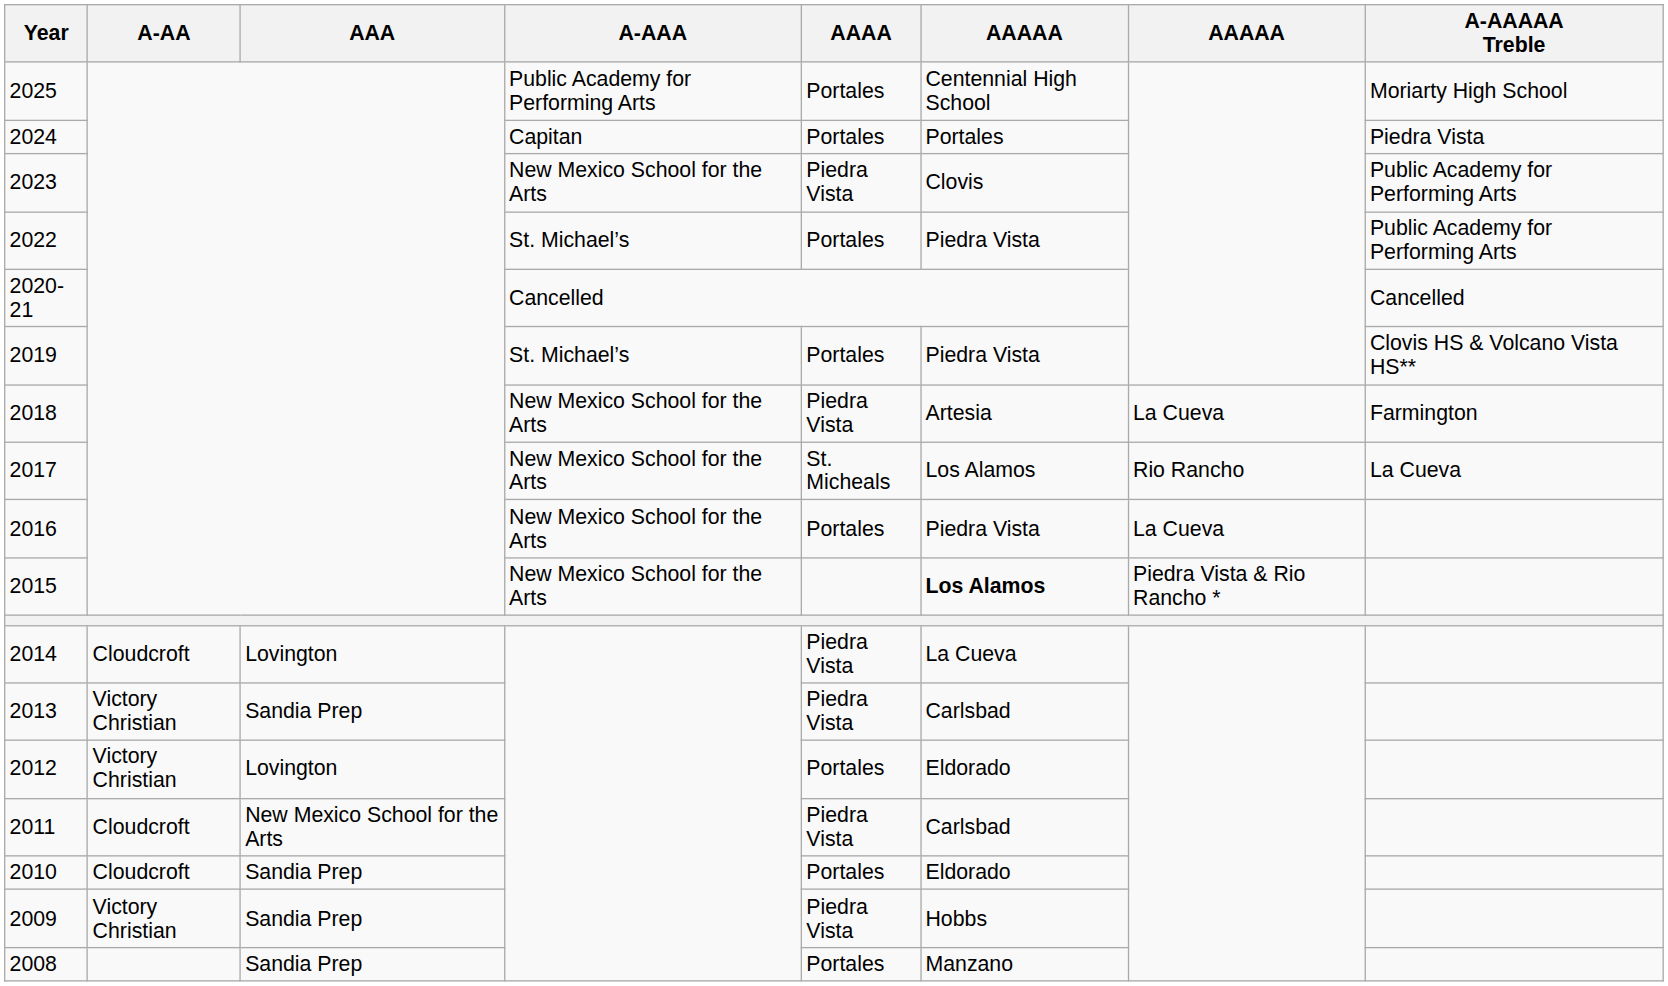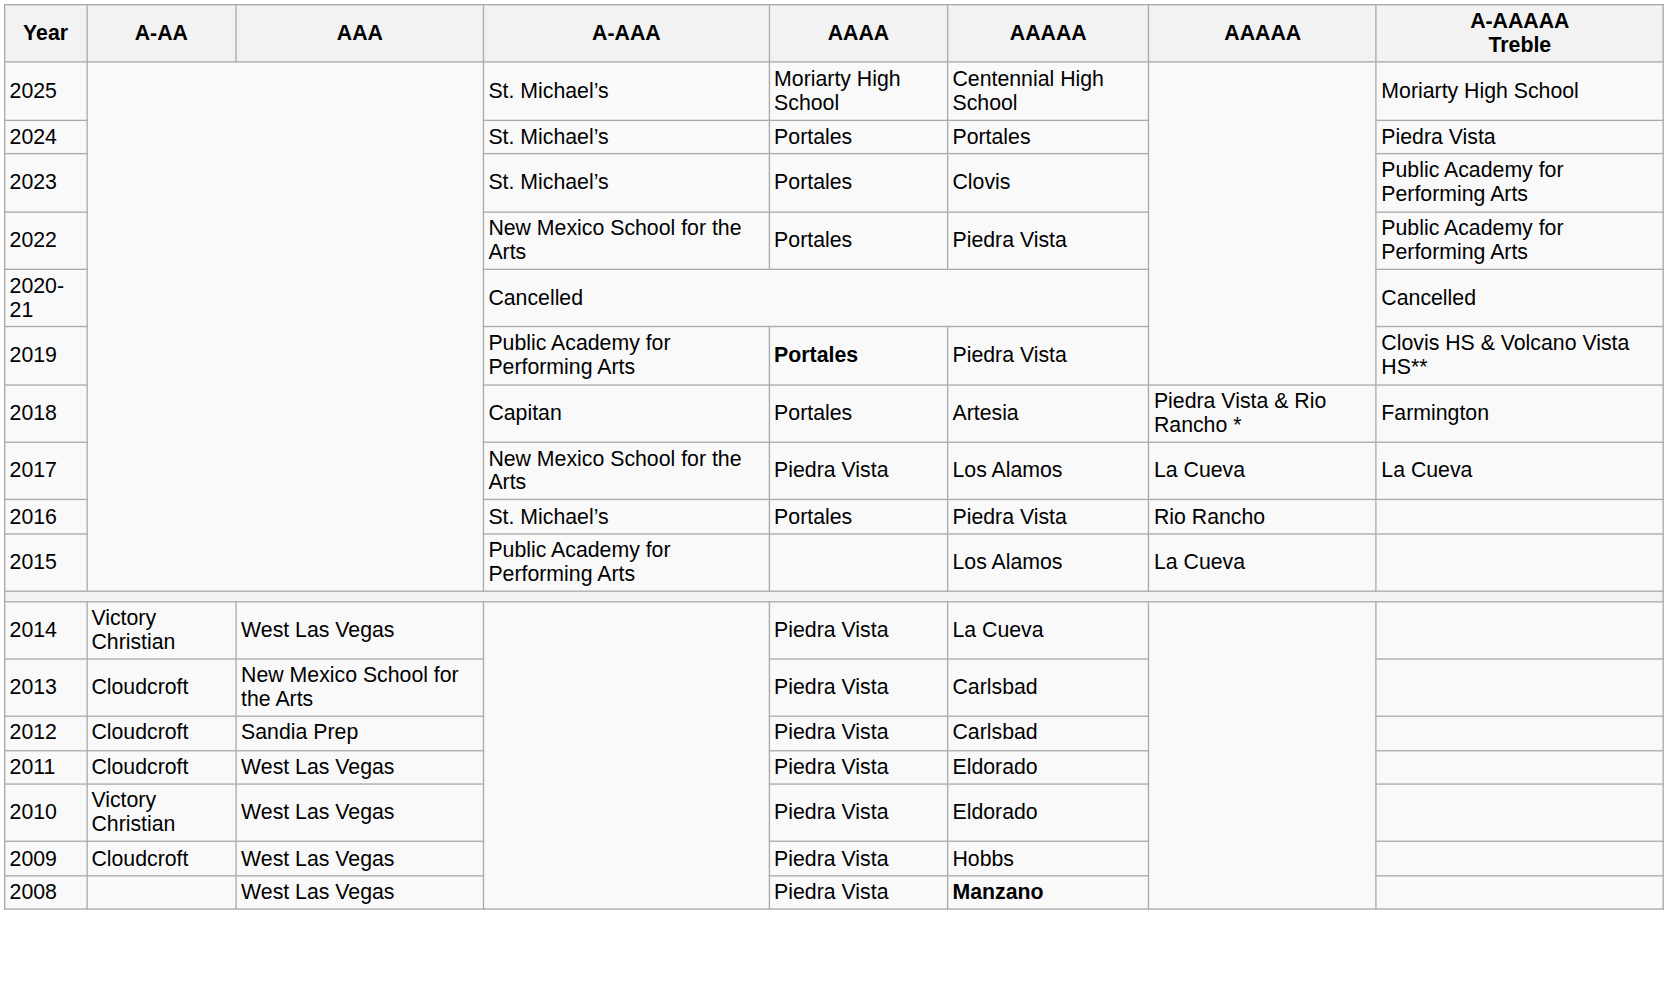(600, 91) Public Academy for Performing Arts -> (549, 91) St. Michael’s
(845, 91) Portales -> (837, 91) Moriarty High School
(546, 136) Capitan -> (549, 136) St. Michael’s
(636, 182) New Mexico School for the Arts -> (549, 182) St. Michael’s
(837, 182) Piedra Vista -> (813, 182) Portales
(569, 240) St. Michael’s -> (615, 240) New Mexico School for the Arts
(569, 355) St. Michael’s -> (579, 355) Public Academy for Performing Arts
(845, 355) normal -> (816, 355) bold
(636, 413) New Mexico School for the Arts -> (525, 413) Capitan
(837, 413) Piedra Vista -> (813, 413) Portales
(1179, 413) La Cueva -> (1240, 413) Piedra Vista & Rio Rancho *
(848, 470) St. Micheals -> (831, 470) Piedra Vista
(1189, 470) Rio Rancho -> (1199, 470) La Cueva
(636, 528) New Mexico School for the Arts -> (549, 516) St. Michael’s
(1179, 528) La Cueva -> (1210, 516) Rio Rancho
(636, 586) New Mexico School for the Arts -> (579, 562) Public Academy for Performing Arts
(985, 586) bold -> (1007, 562) normal
(1219, 586) Piedra Vista & Rio Rancho * -> (1199, 562) La Cueva
(141, 653) Cloudcroft -> (133, 629) Victory Christian
(291, 653) Lovington -> (318, 629) West Las Vegas
(135, 711) Victory Christian -> (140, 687) Cloudcroft
(304, 711) Sandia Prep -> (350, 687) New Mexico School for the Arts
(135, 769) Victory Christian -> (140, 733) Cloudcroft
(291, 769) Lovington -> (300, 733) Sandia Prep
(845, 769) Portales -> (831, 733) Piedra Vista
(968, 769) Eldorado -> (995, 733) Carlsbad
(372, 826) New Mexico School for the Arts -> (318, 767) West Las Vegas
(968, 826) Carlsbad -> (995, 767) Eldorado
(141, 872) Cloudcroft -> (133, 812) Victory Christian
(304, 872) Sandia Prep -> (318, 812) West Las Vegas
(845, 872) Portales -> (831, 812) Piedra Vista
(135, 918) Victory Christian -> (140, 858) Cloudcroft
(304, 918) Sandia Prep -> (318, 858) West Las Vegas
(304, 964) Sandia Prep -> (318, 892) West Las Vegas
(845, 964) Portales -> (831, 892) Piedra Vista
(969, 964) normal -> (998, 892) bold
